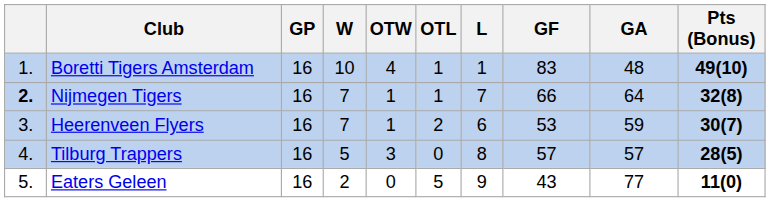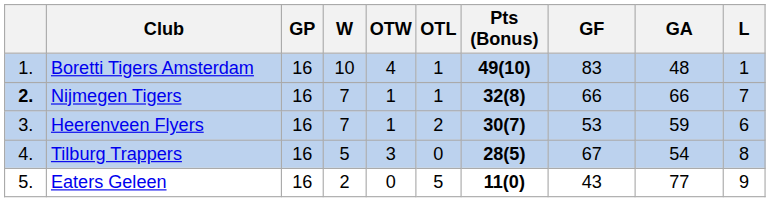columns swapped: (482, 29) <-> (721, 29)
(634, 96) 64 -> (679, 96) 66
(547, 153) 57 -> (592, 153) 67
(634, 153) 57 -> (679, 153) 54
